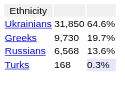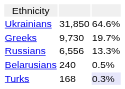(67, 51) 6,568 -> (72, 51) 6,556
(101, 51) 13.6% -> (106, 51) 13.3%
+ row: (31, 65)
